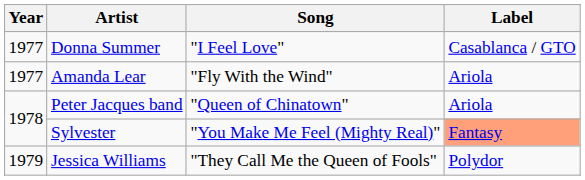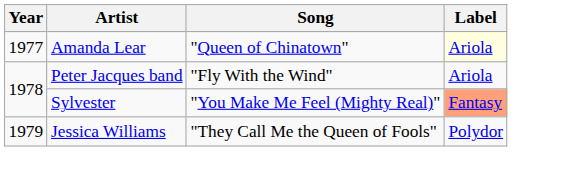- row: (106, 46)
(262, 76) "Fly With the Wind" -> (270, 46) "Queen of Chinatown"
(470, 76) no background -> (470, 46) lightyellow background
(270, 104) "Queen of Chinatown" -> (262, 75) "Fly With the Wind"
